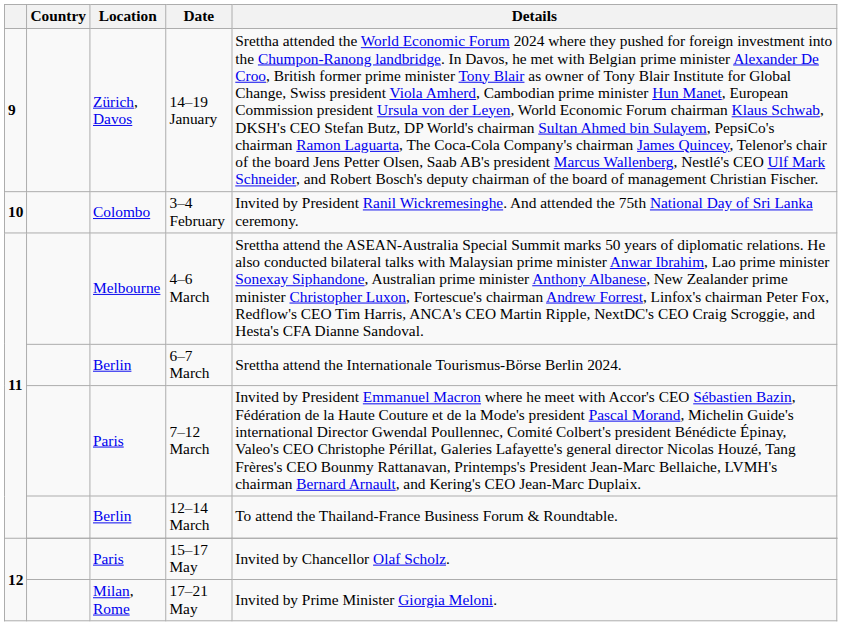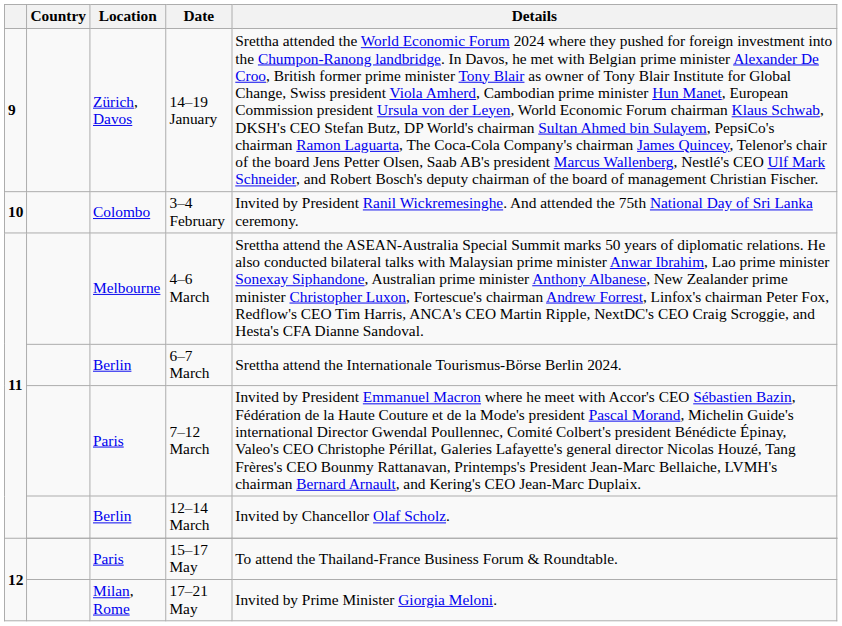(427, 517) To attend the Thailand-France Business Forum & Roundtable. -> (343, 517) Invited by Chancellor Olaf Scholz.
(343, 558) Invited by Chancellor Olaf Scholz. -> (427, 558) To attend the Thailand-France Business Forum & Roundtable.
